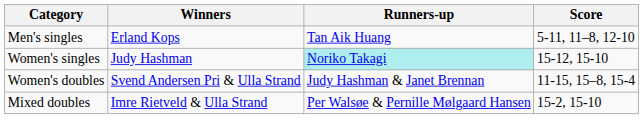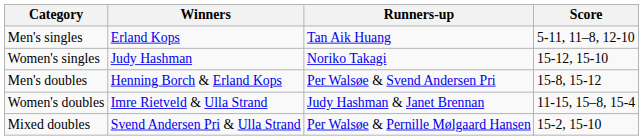(347, 59) paleturquoise background -> (347, 59) no background
+ row: (48, 80)
(206, 80) Svend Andersen Pri & Ulla Strand -> (189, 102) Imre Rietveld & Ulla Strand
(189, 102) Imre Rietveld & Ulla Strand -> (206, 124) Svend Andersen Pri & Ulla Strand
